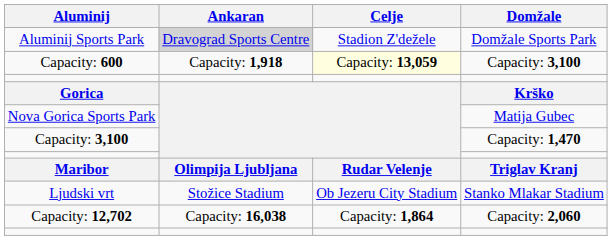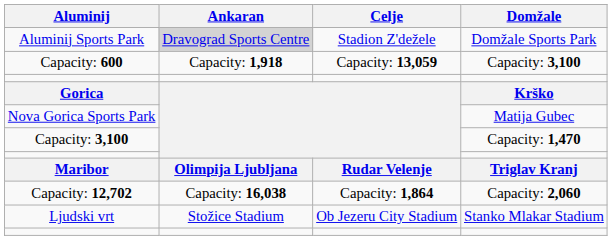(387, 62) lightyellow background -> (387, 62) no background
rows swapped: (82, 193) <-> (82, 216)
